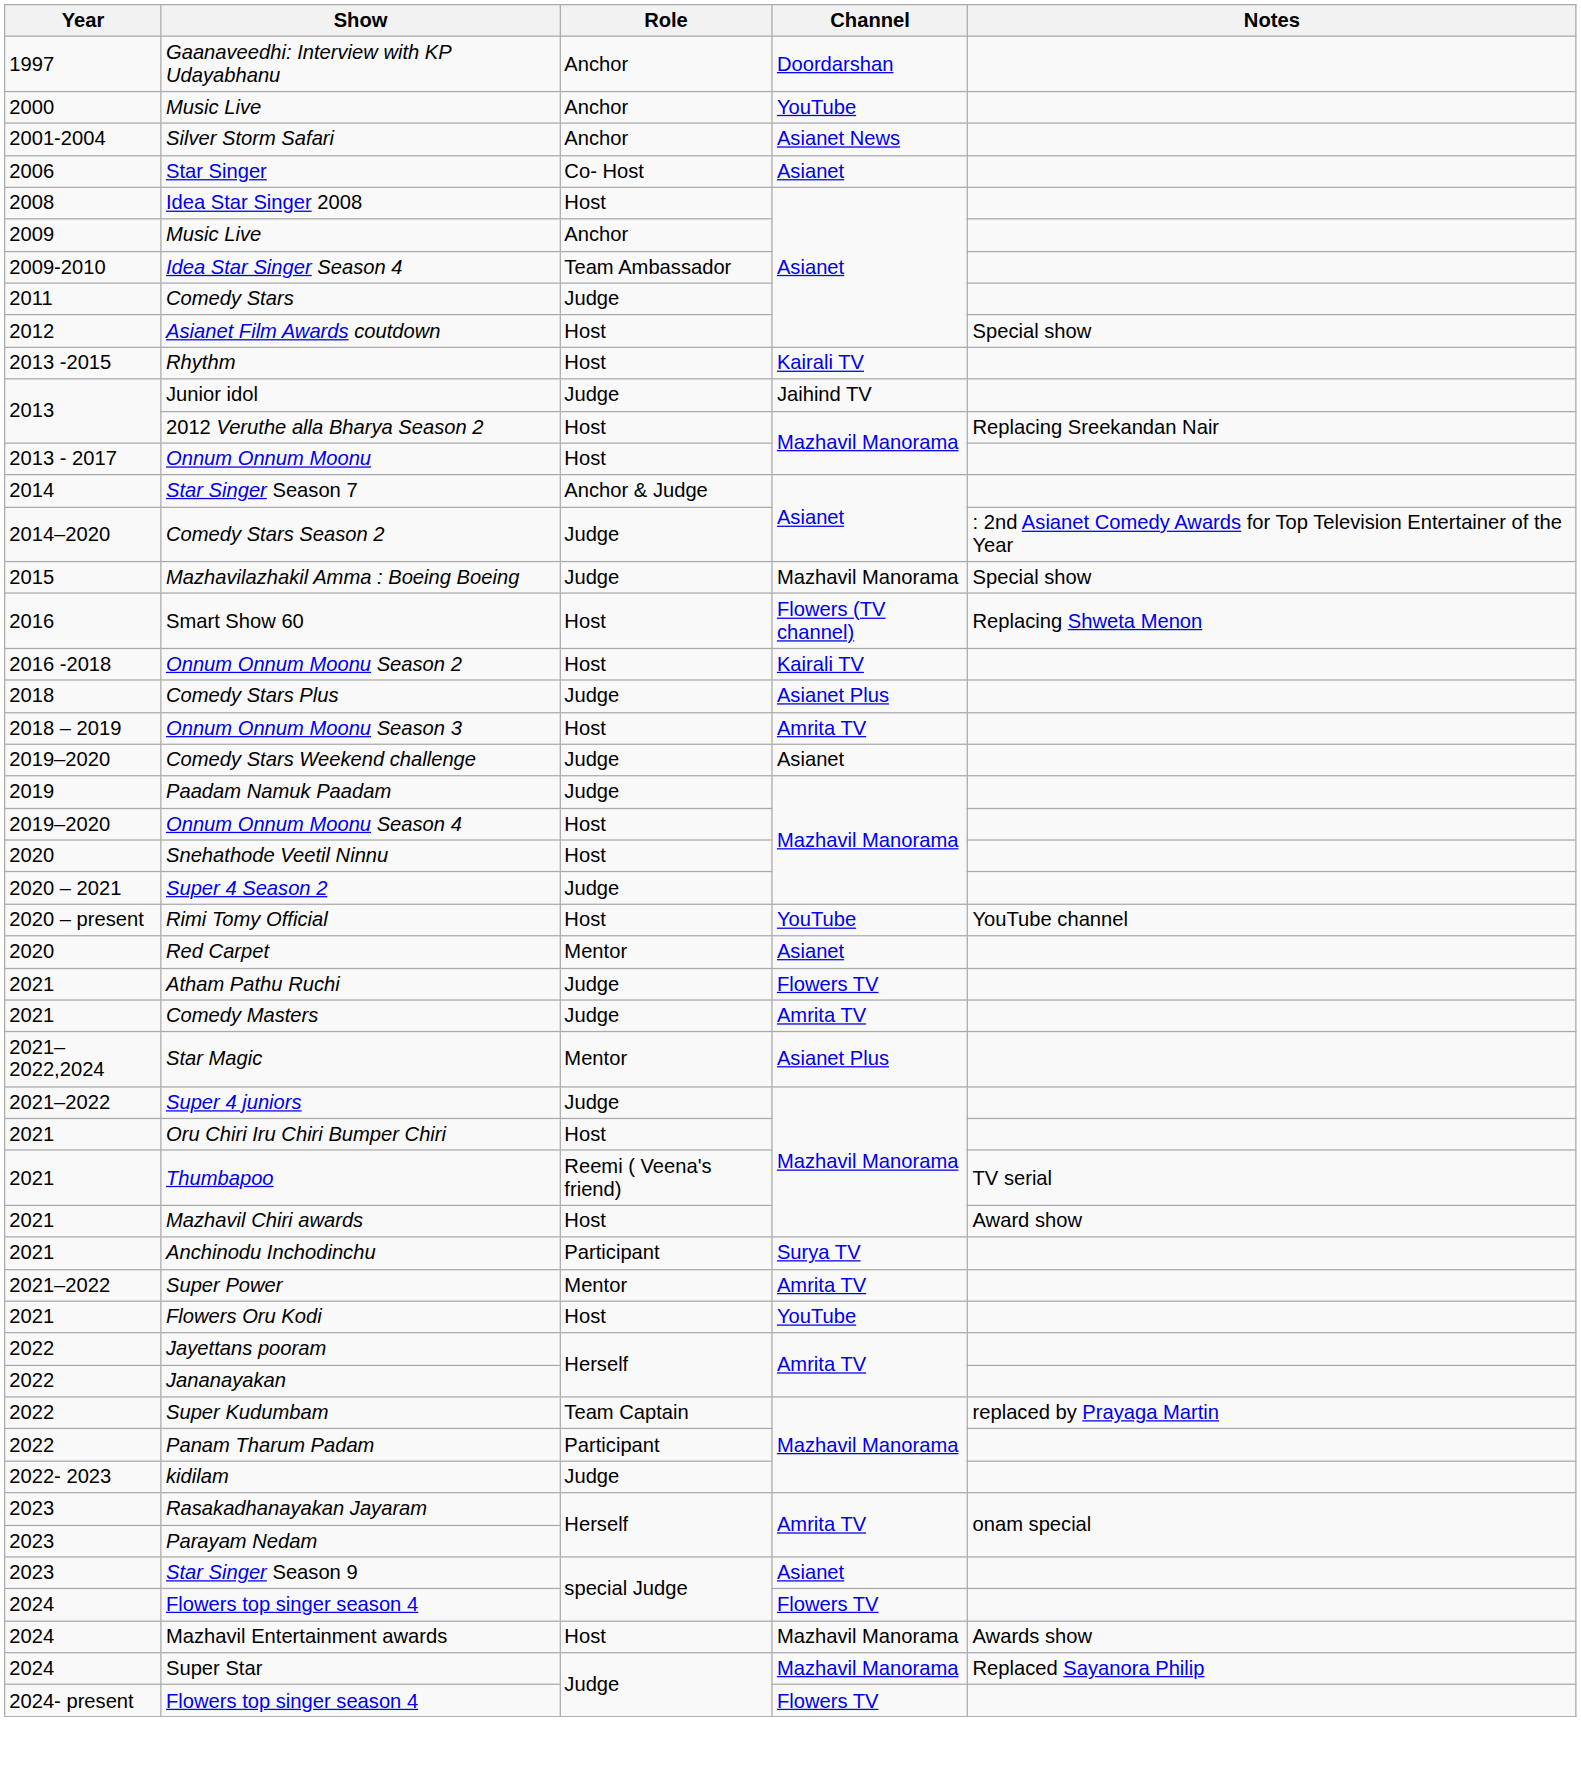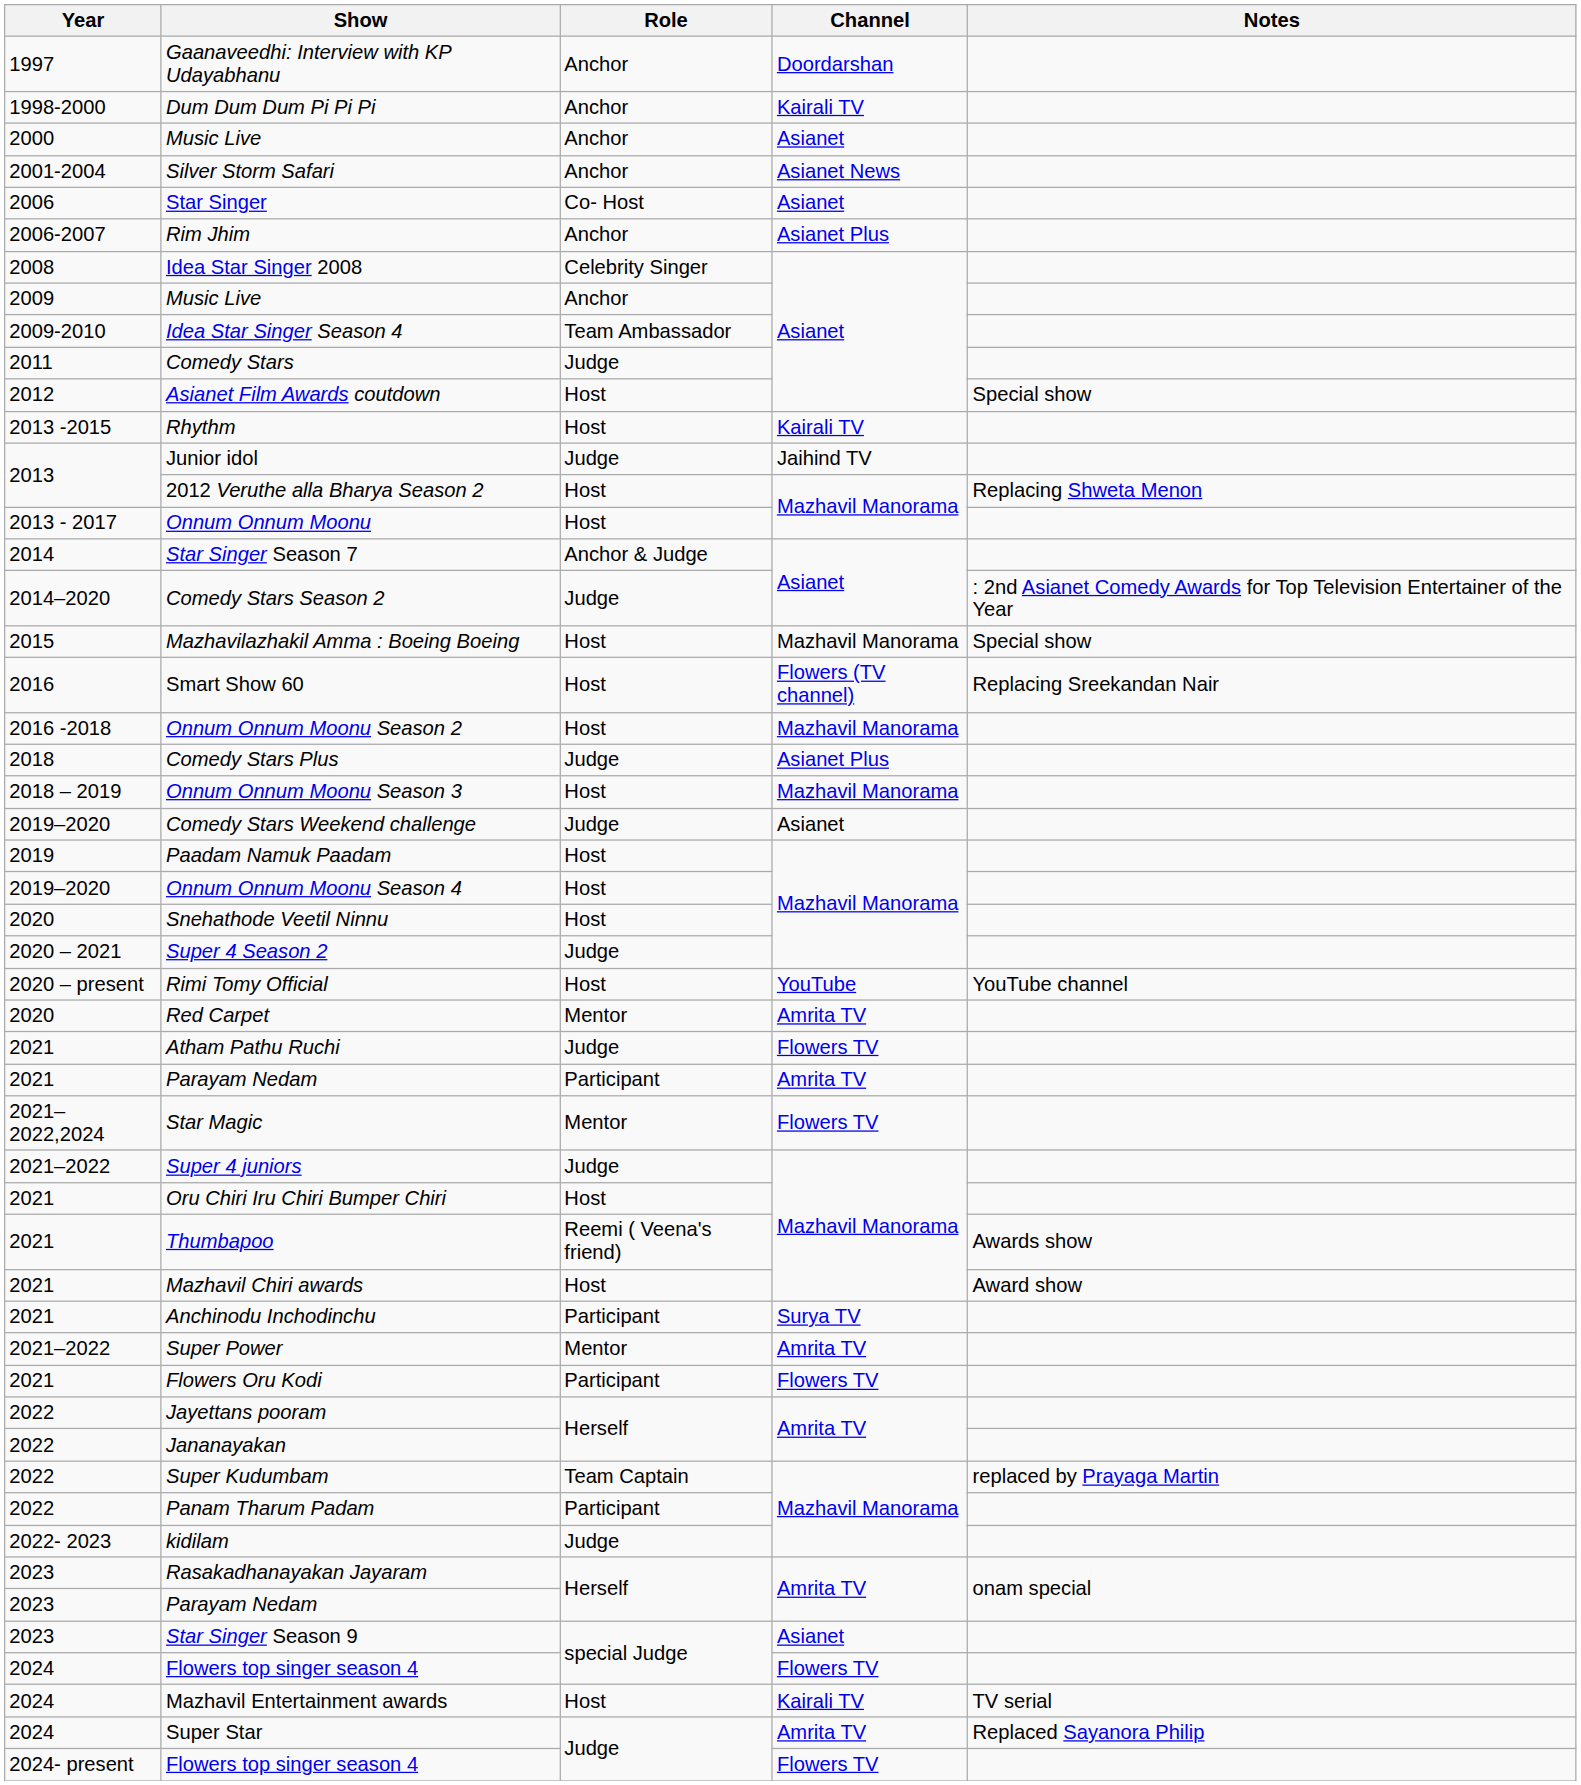+ row: (57, 107)
(817, 107) YouTube -> (811, 139) Asianet
+ row: (57, 235)
(585, 203) Host -> (636, 266) Celebrity Singer
(1096, 426) Replacing Sreekandan Nair -> (1087, 490) Replacing Shweta Menon
(592, 577) Judge -> (585, 641) Host
(1087, 620) Replacing Shweta Menon -> (1096, 684) Replacing Sreekandan Nair
(820, 664) Kairali TV -> (868, 727) Mazhavil Manorama
(822, 727) Amrita TV -> (868, 791) Mazhavil Manorama
(592, 791) Judge -> (585, 855) Host
(811, 951) Asianet -> (822, 1015) Amrita TV
- row: (32, 1015)
+ row: (32, 1079)
(833, 1059) Asianet Plus -> (828, 1122) Flowers TV
(1012, 1177) TV serial -> (1032, 1241) Awards show
(585, 1316) Host -> (612, 1380) Participant
(817, 1316) YouTube -> (828, 1380) Flowers TV
(868, 1636) Mazhavil Manorama -> (820, 1700) Kairali TV
(1032, 1636) Awards show -> (1012, 1700) TV serial
(868, 1668) Mazhavil Manorama -> (822, 1732) Amrita TV
